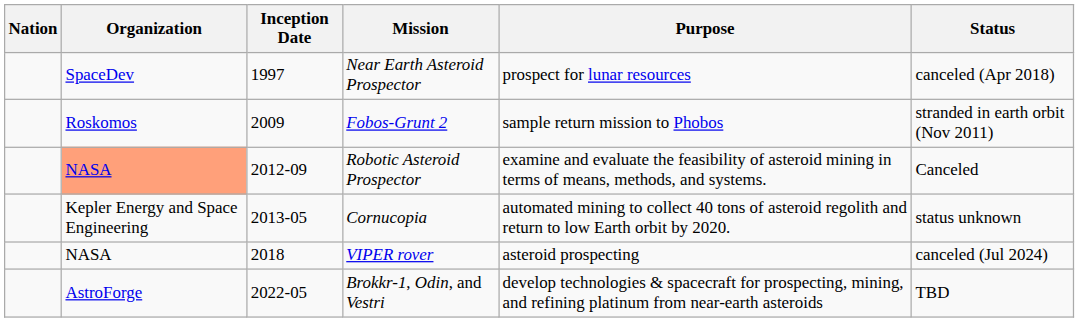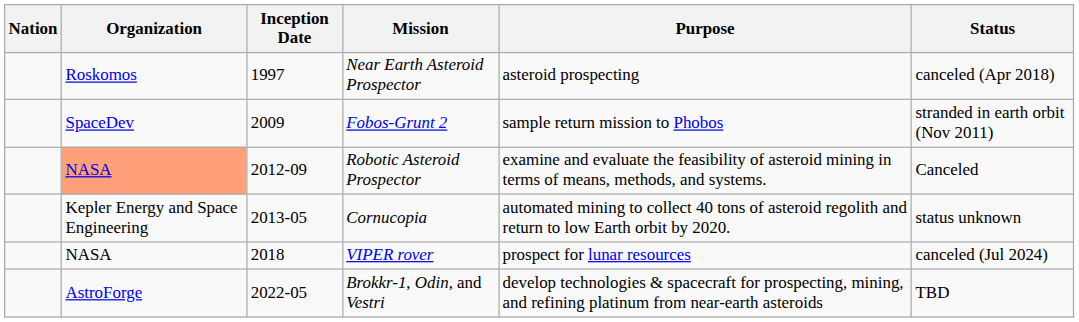(100, 75) SpaceDev -> (101, 75) Roskomos
(597, 75) prospect for lunar resources -> (571, 75) asteroid prospecting
(101, 122) Roskomos -> (100, 122) SpaceDev
(571, 254) asteroid prospecting -> (597, 254) prospect for lunar resources
